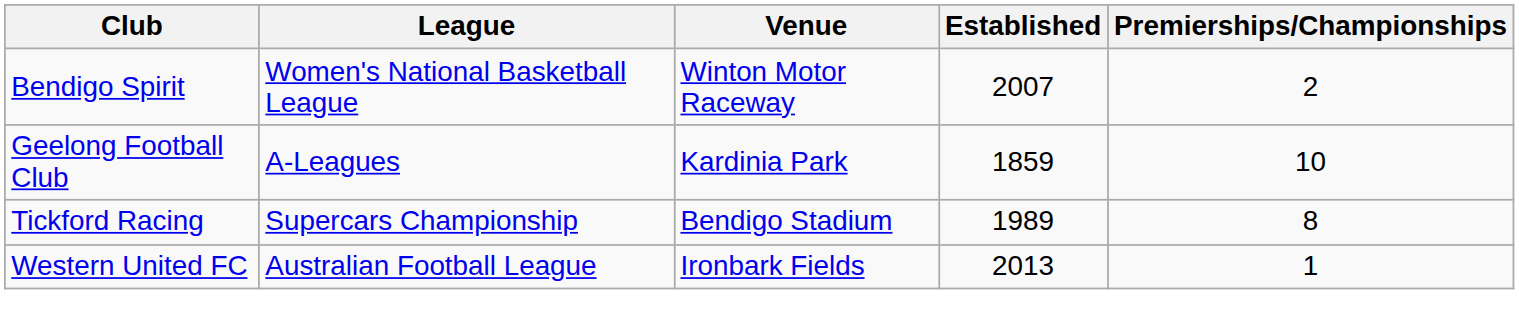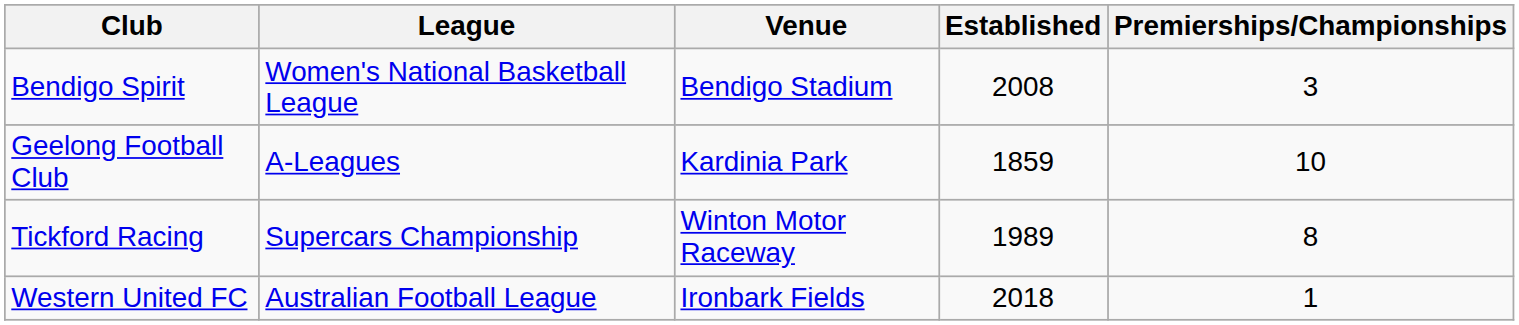(763, 86) Winton Motor Raceway -> (786, 86) Bendigo Stadium
(1023, 86) 2007 -> (1023, 86) 2008
(1311, 86) 2 -> (1311, 86) 3
(786, 221) Bendigo Stadium -> (763, 237) Winton Motor Raceway
(1023, 265) 2013 -> (1023, 297) 2018
